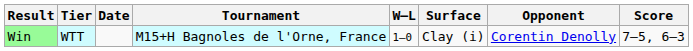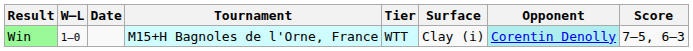columns swapped: (404, 15) <-> (76, 15)
(553, 36) no background -> (553, 36) paleturquoise background
